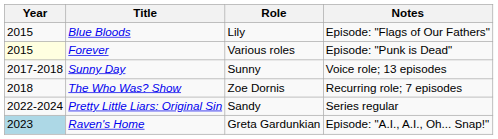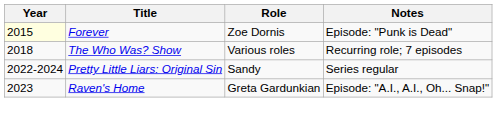- row: (99, 32)
(261, 50) Various roles -> (256, 32) Zoe Dornis
- row: (97, 69)
(256, 87) Zoe Dornis -> (261, 50) Various roles
(20, 124) lightblue background -> (20, 87) no background
